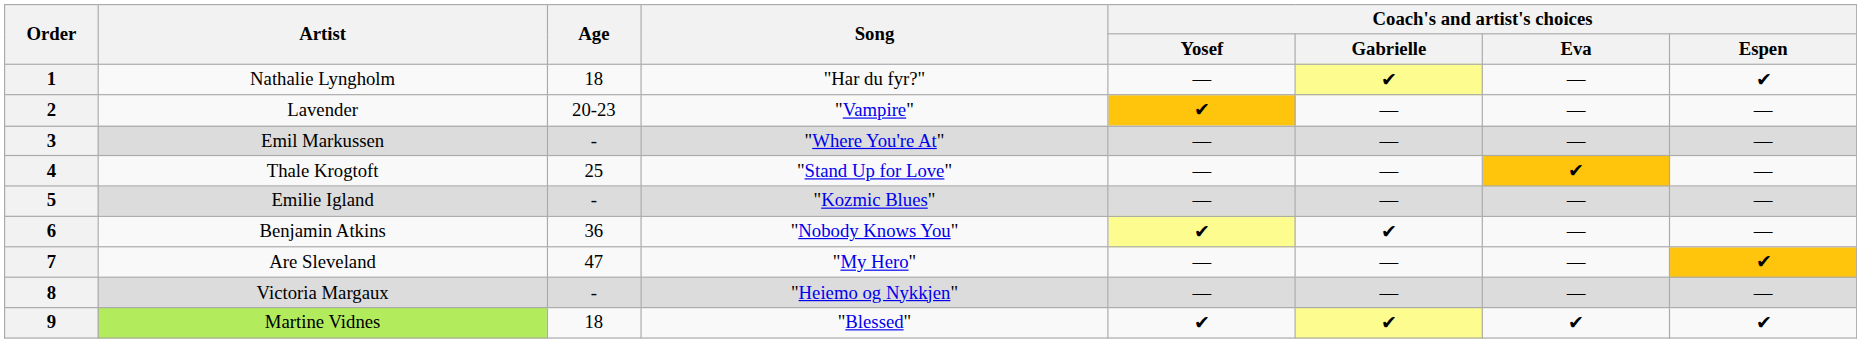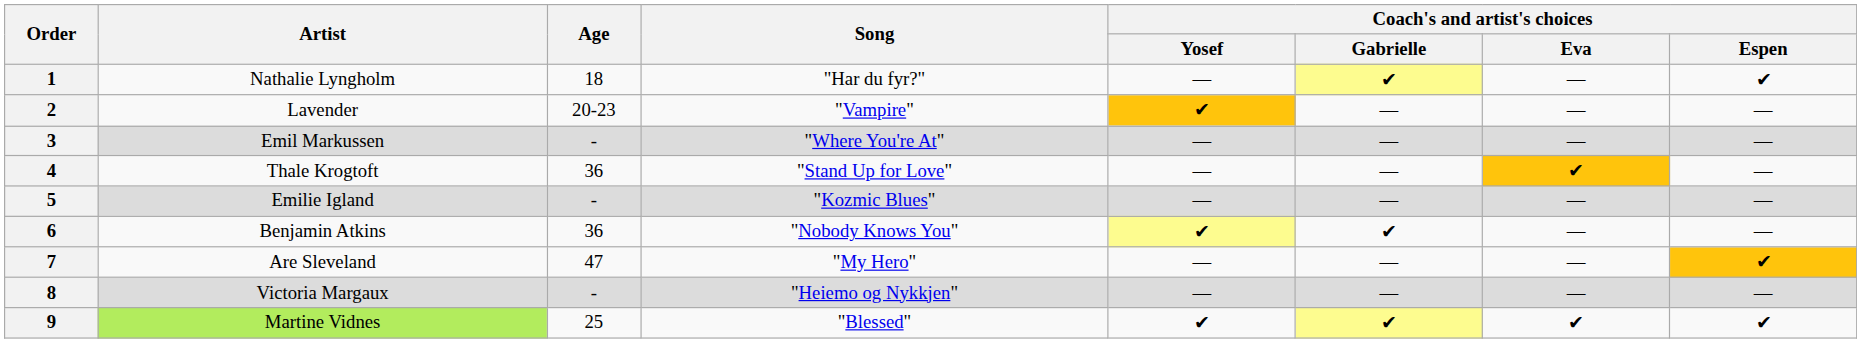(594, 170) 25 -> (594, 170) 36
(594, 322) 18 -> (594, 322) 25
